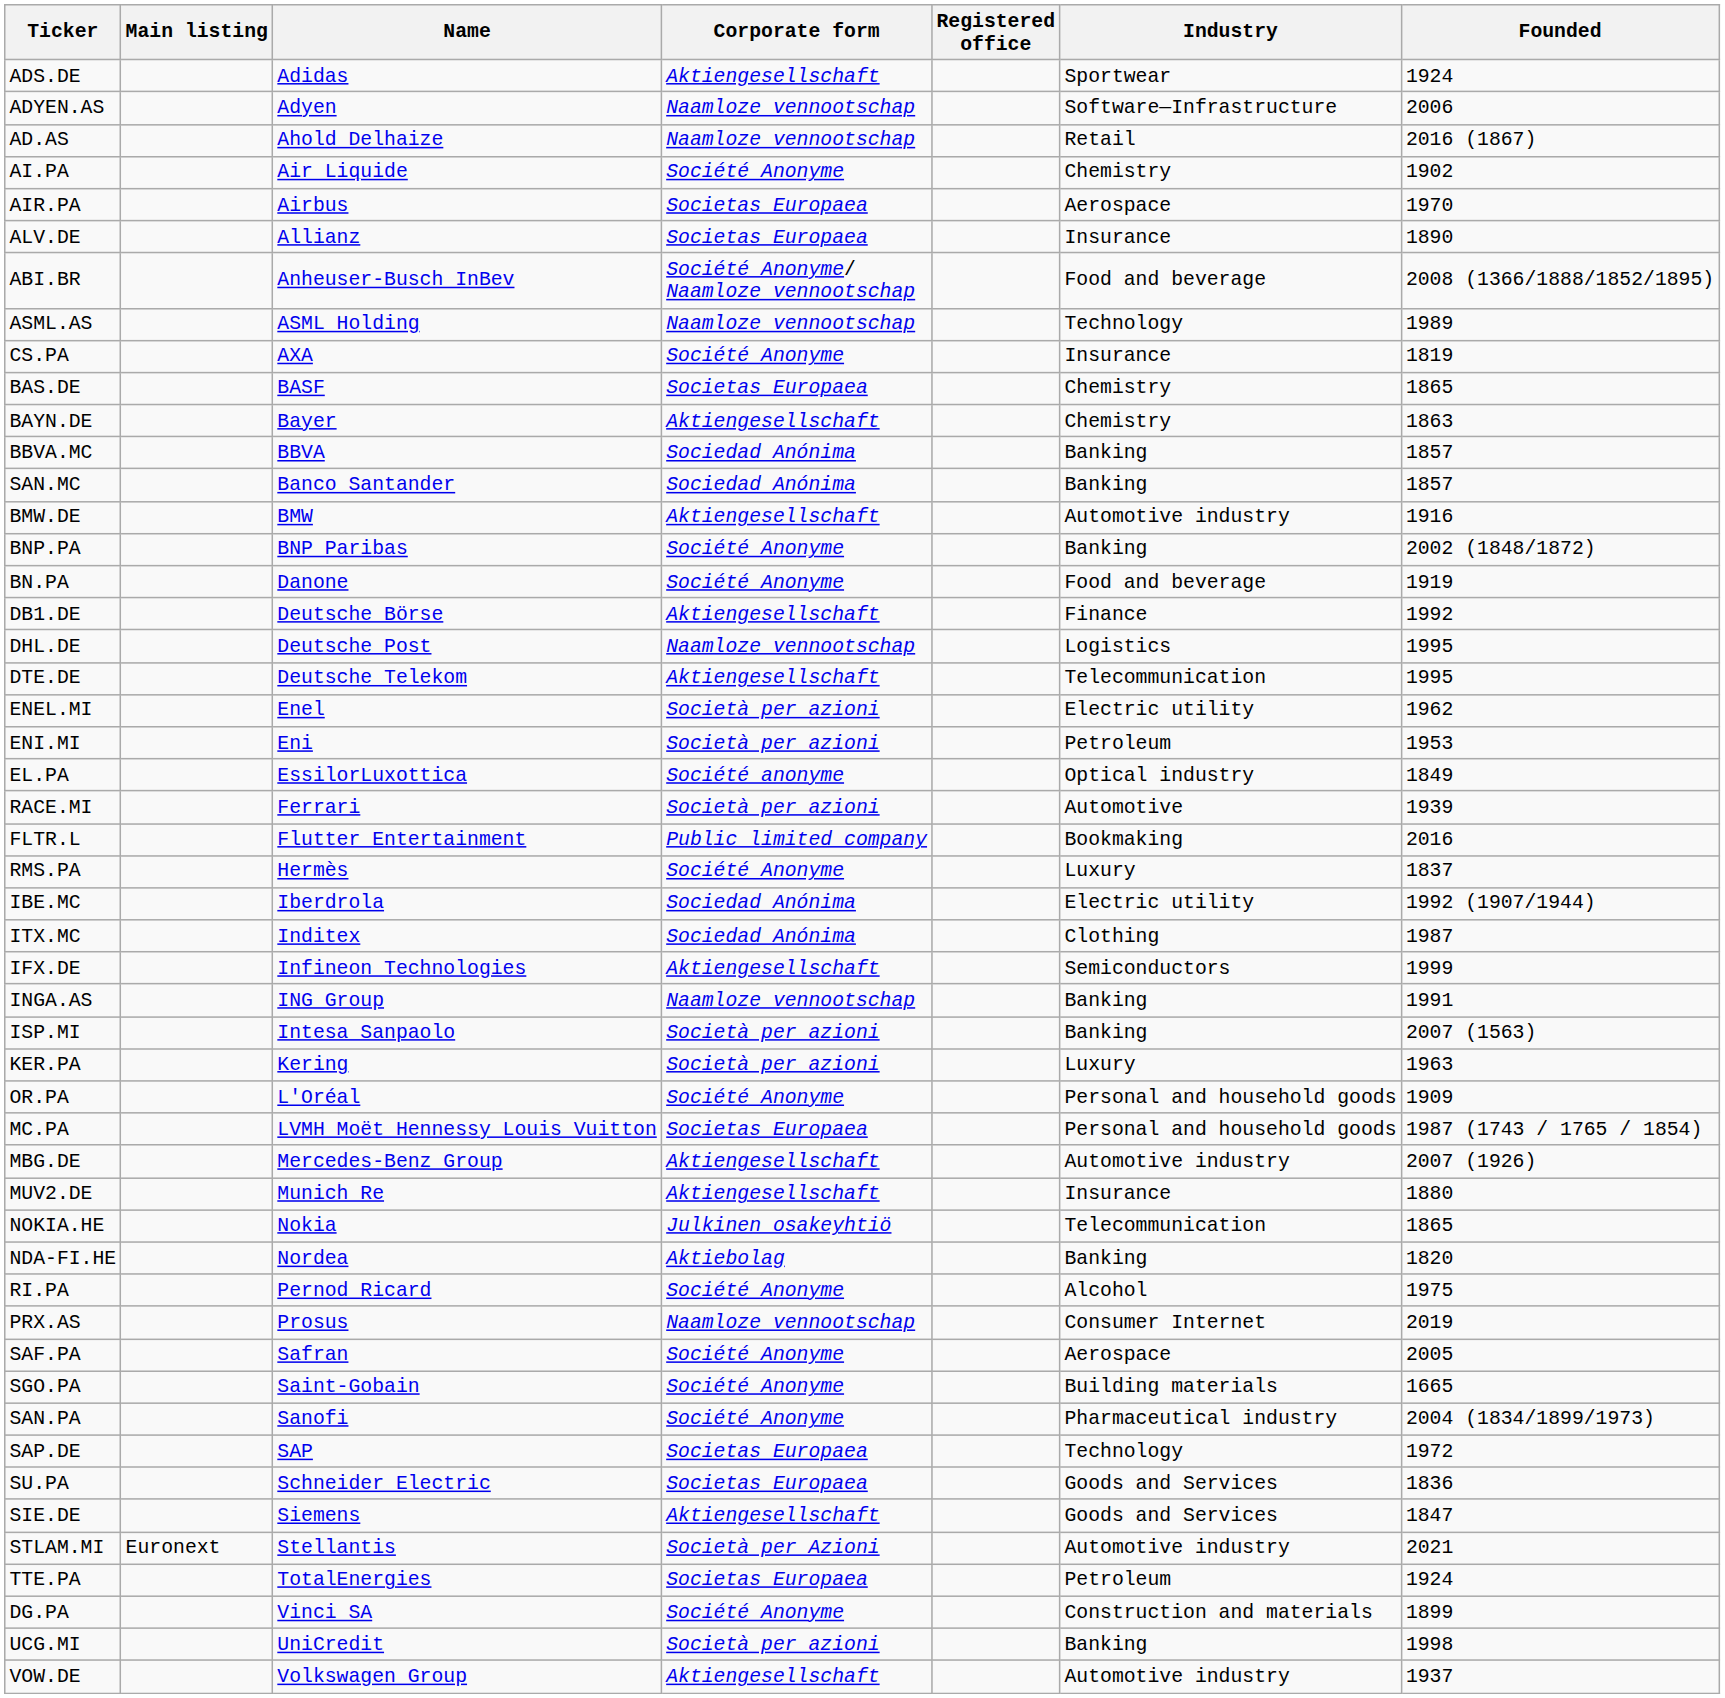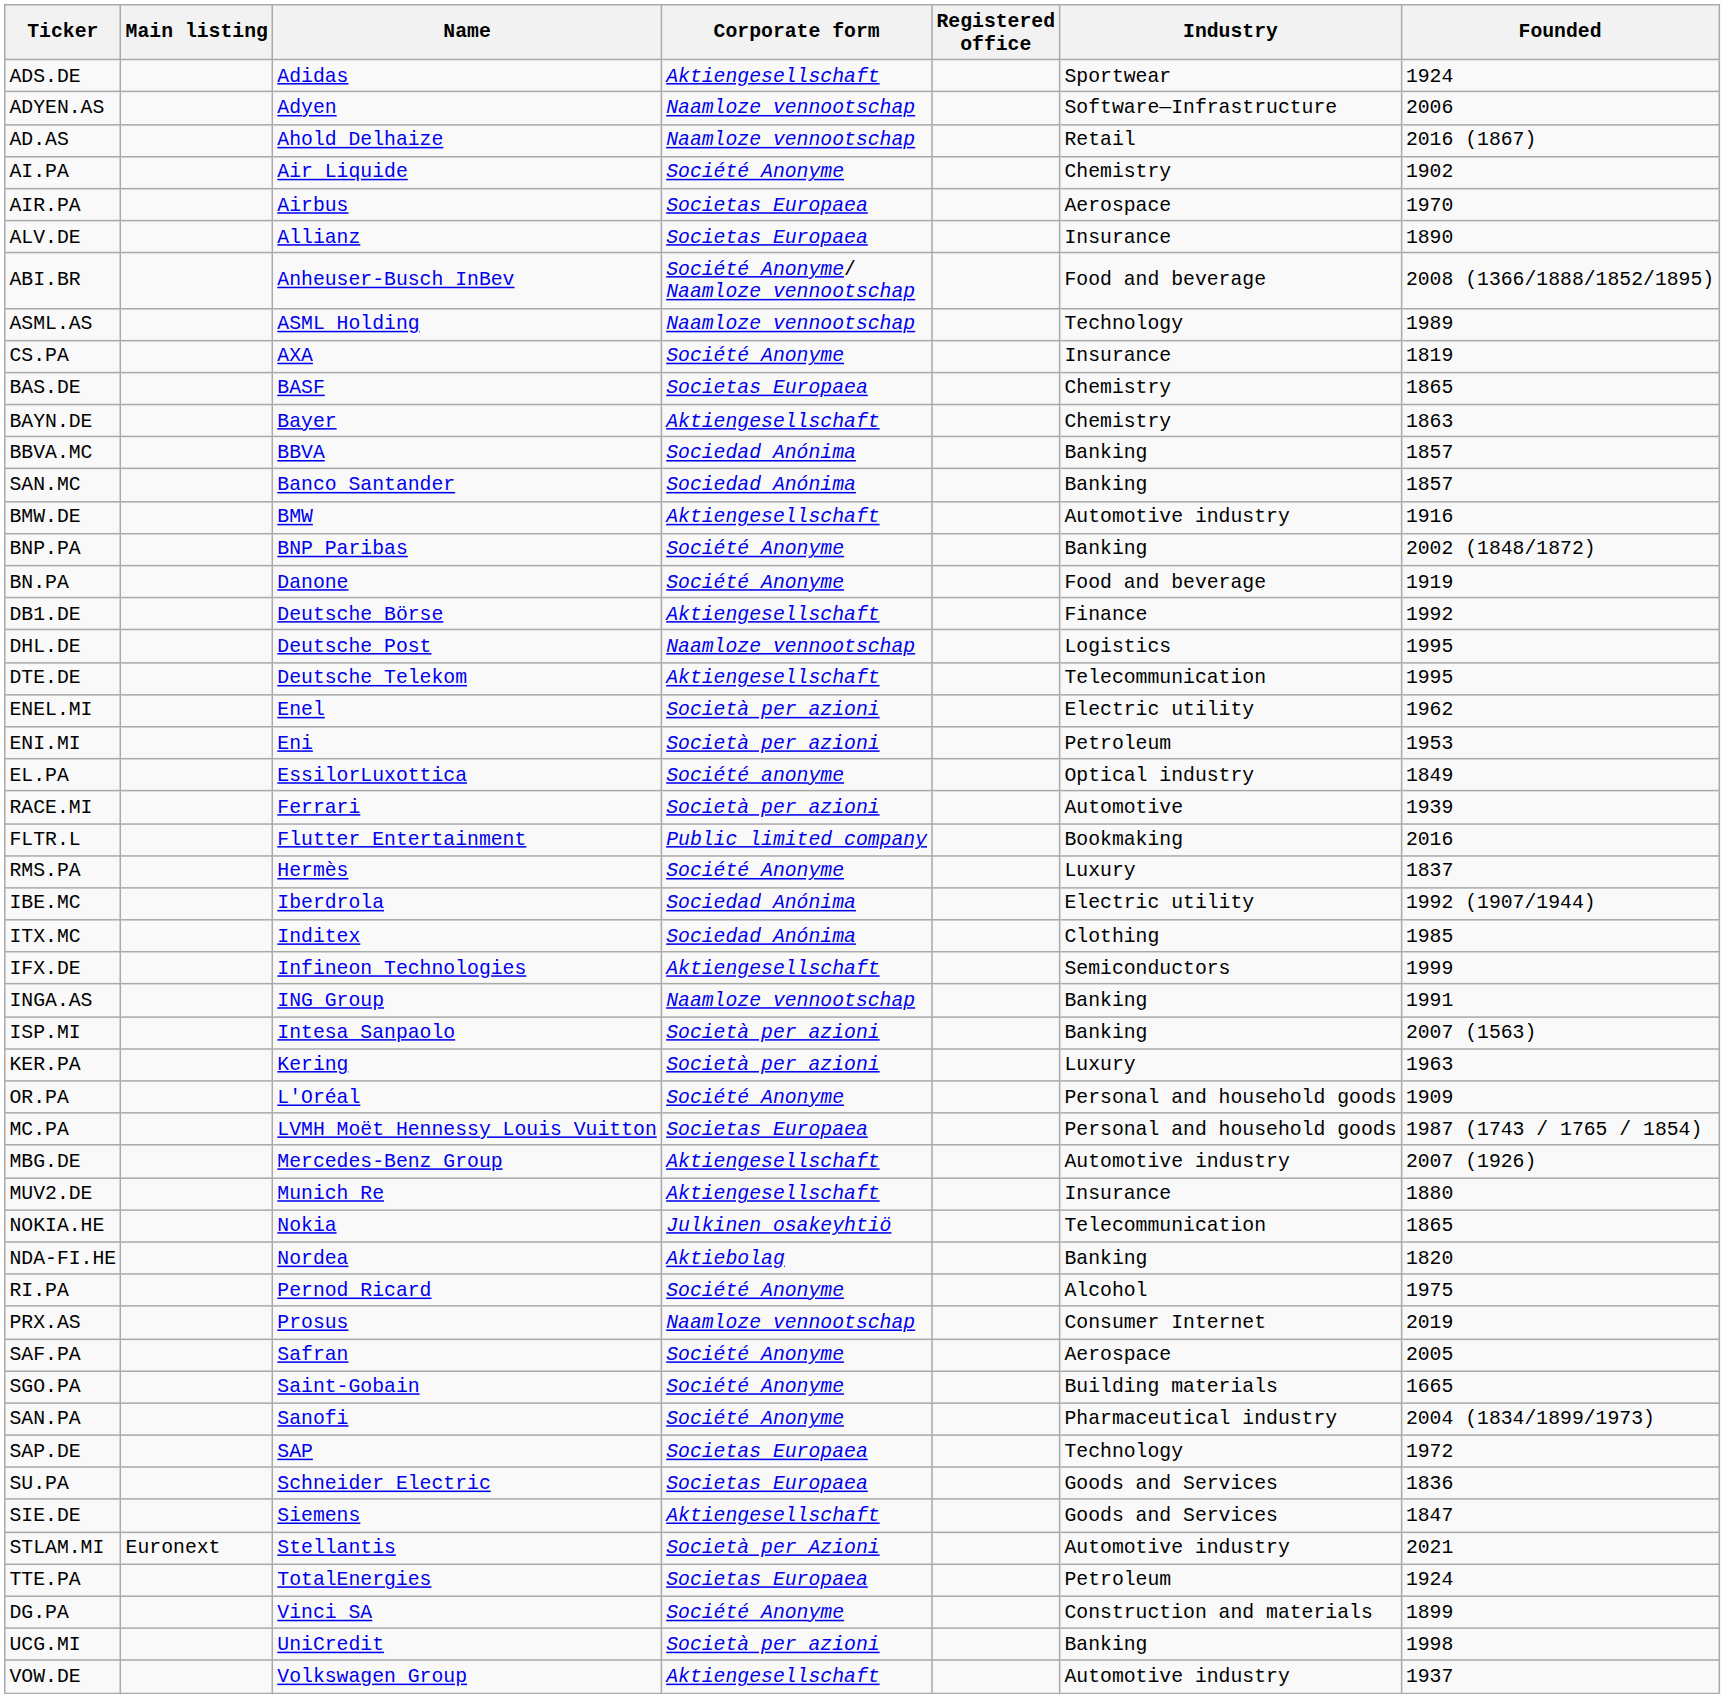(1430, 936) 1987 -> (1430, 936) 1985
